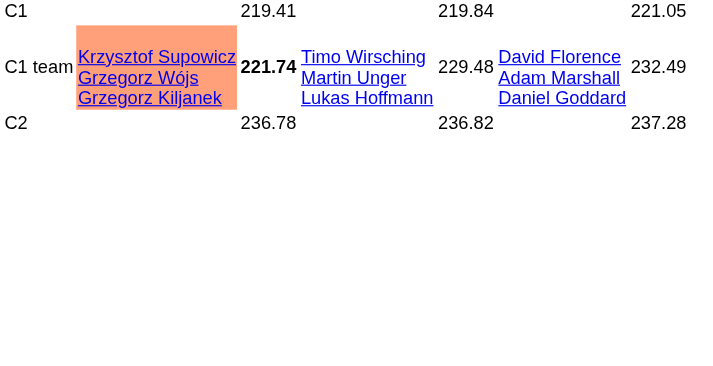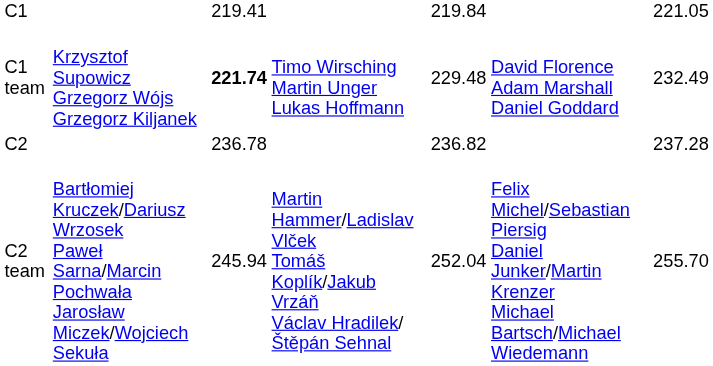(157, 77) lightsalmon background -> (125, 87) no background
+ row: (25, 261)
